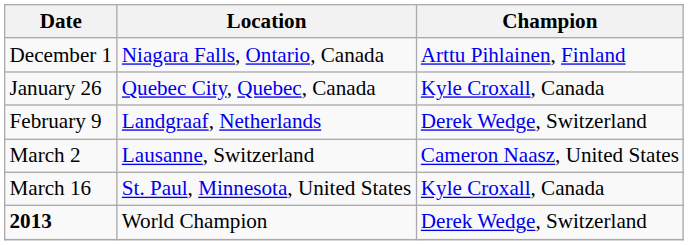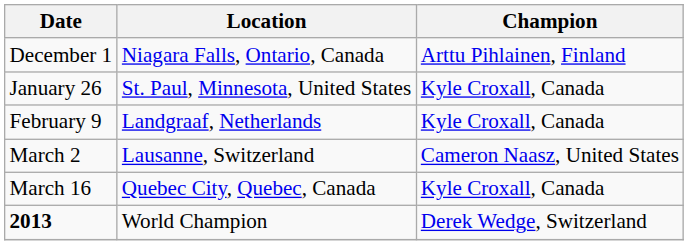(249, 88) Quebec City, Quebec, Canada -> (266, 88) St. Paul, Minnesota, United States
(534, 121) Derek Wedge, Switzerland -> (513, 121) Kyle Croxall, Canada
(266, 188) St. Paul, Minnesota, United States -> (249, 188) Quebec City, Quebec, Canada
